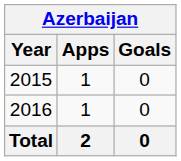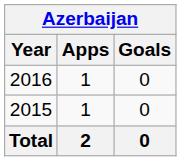rows swapped: (31, 79) <-> (31, 110)
